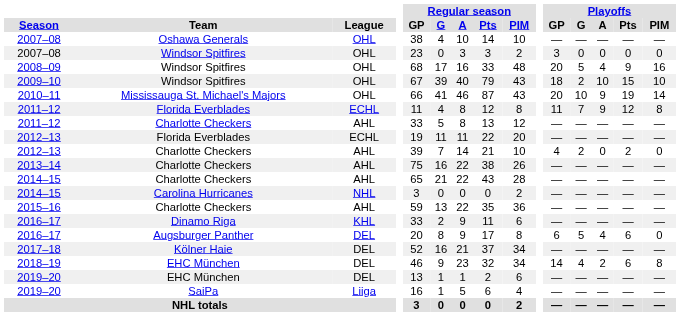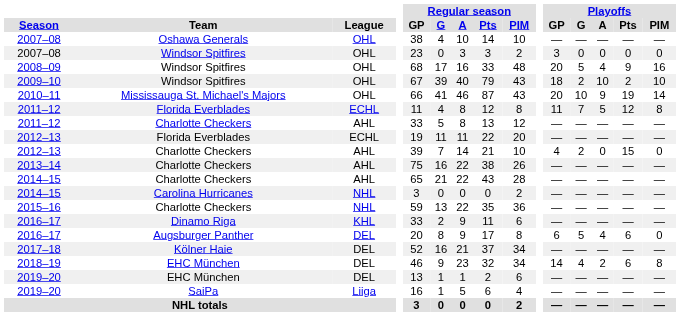(628, 81) 15 -> (628, 81) 2
(603, 109) 9 -> (603, 109) 5
(628, 151) 2 -> (628, 151) 15
(364, 207) AHL -> (364, 207) NHL
